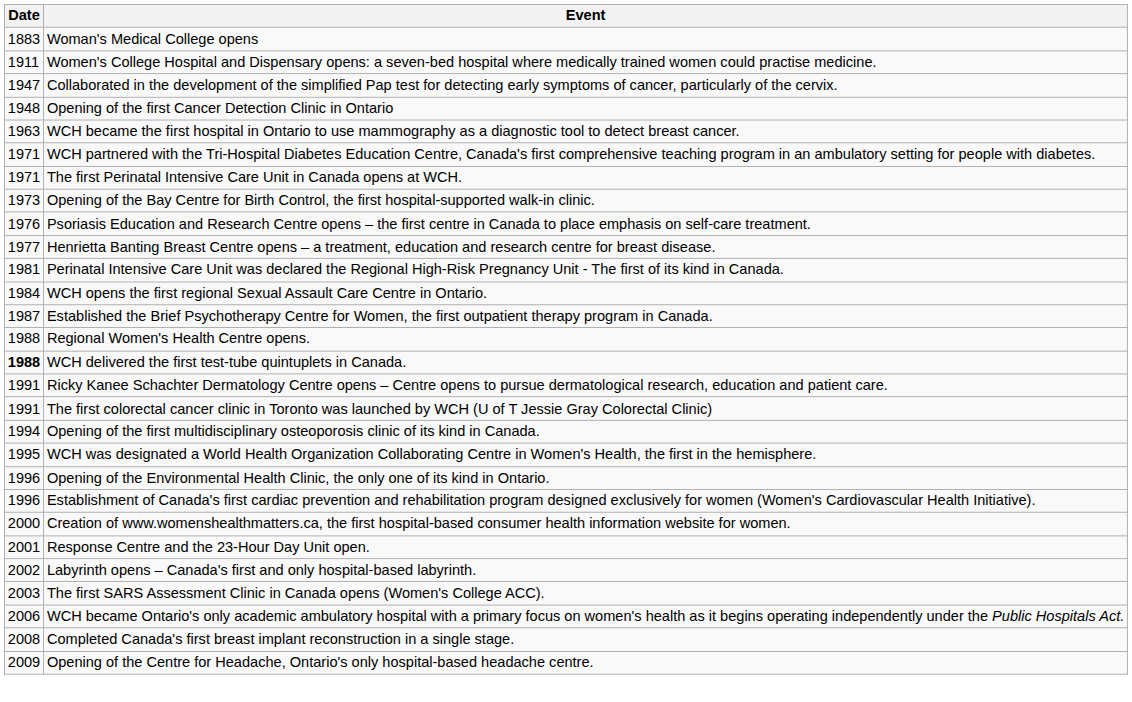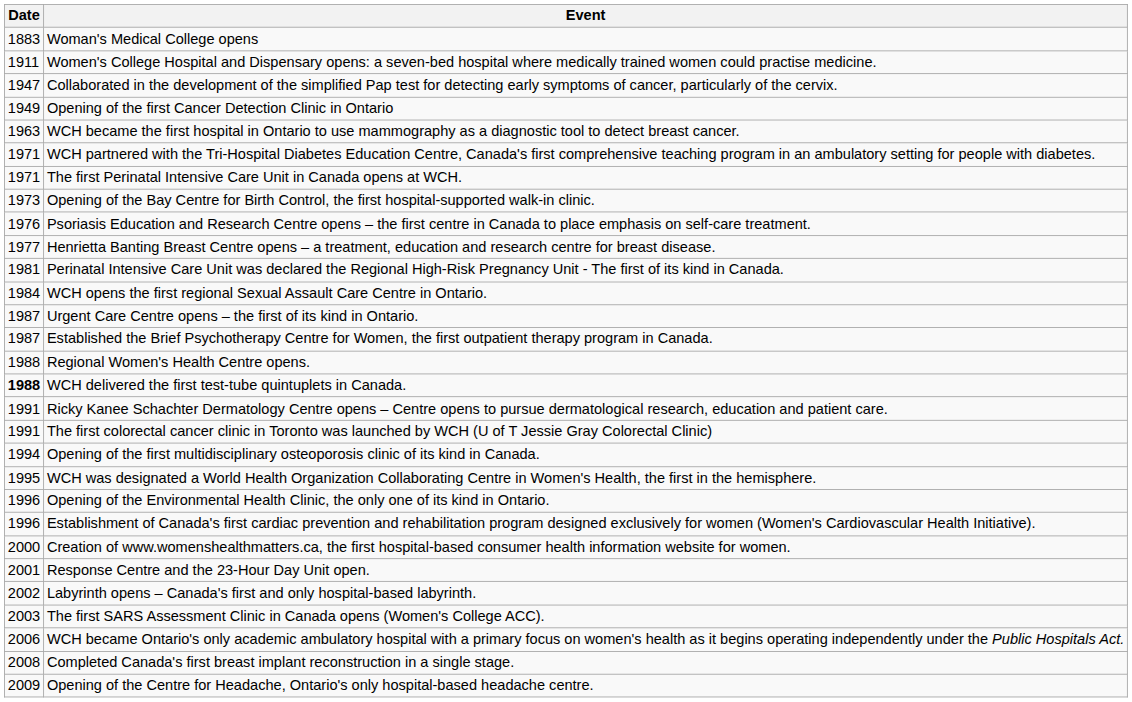(24, 108) 1948 -> (24, 108) 1949
+ row: (233, 316)
